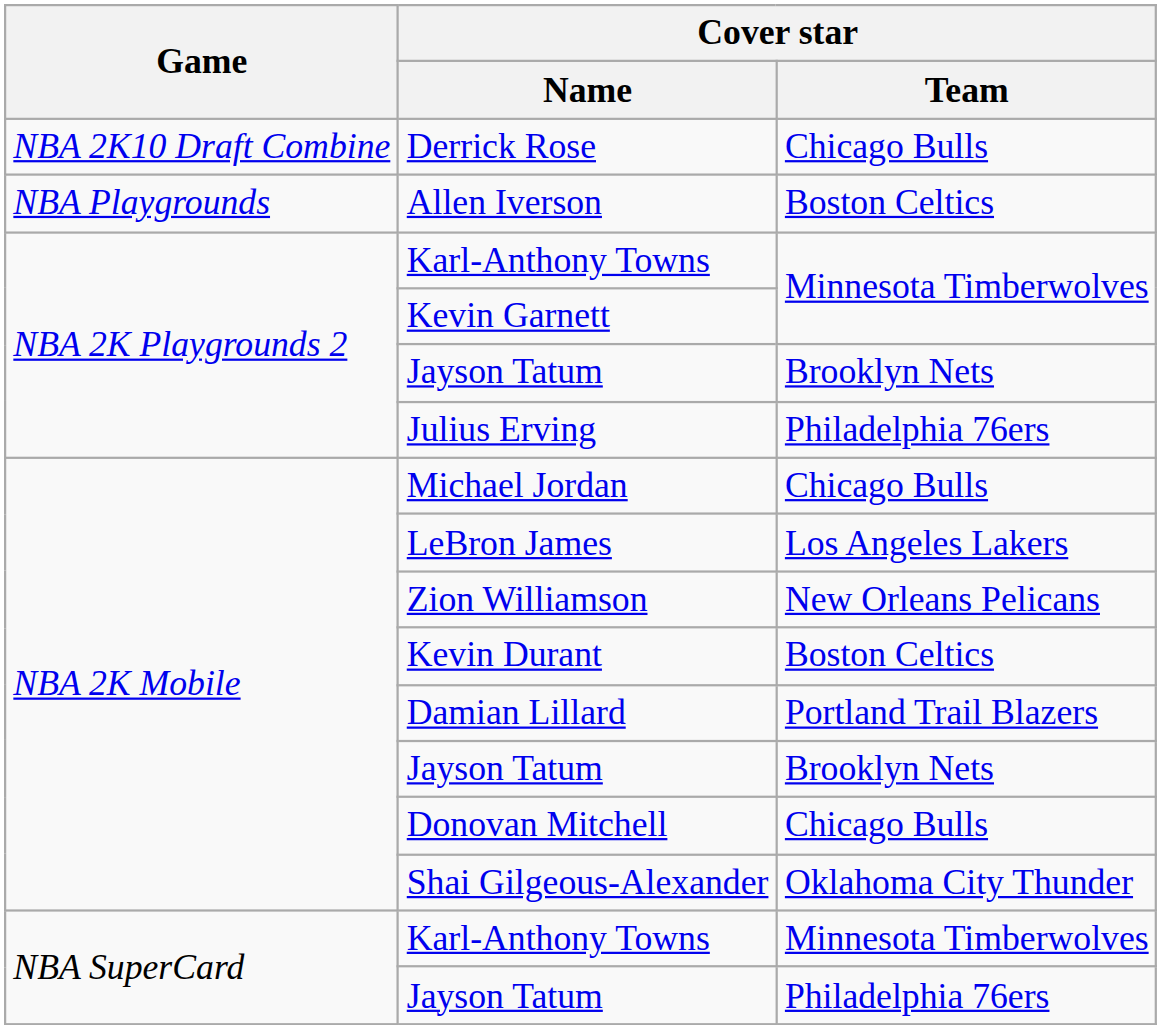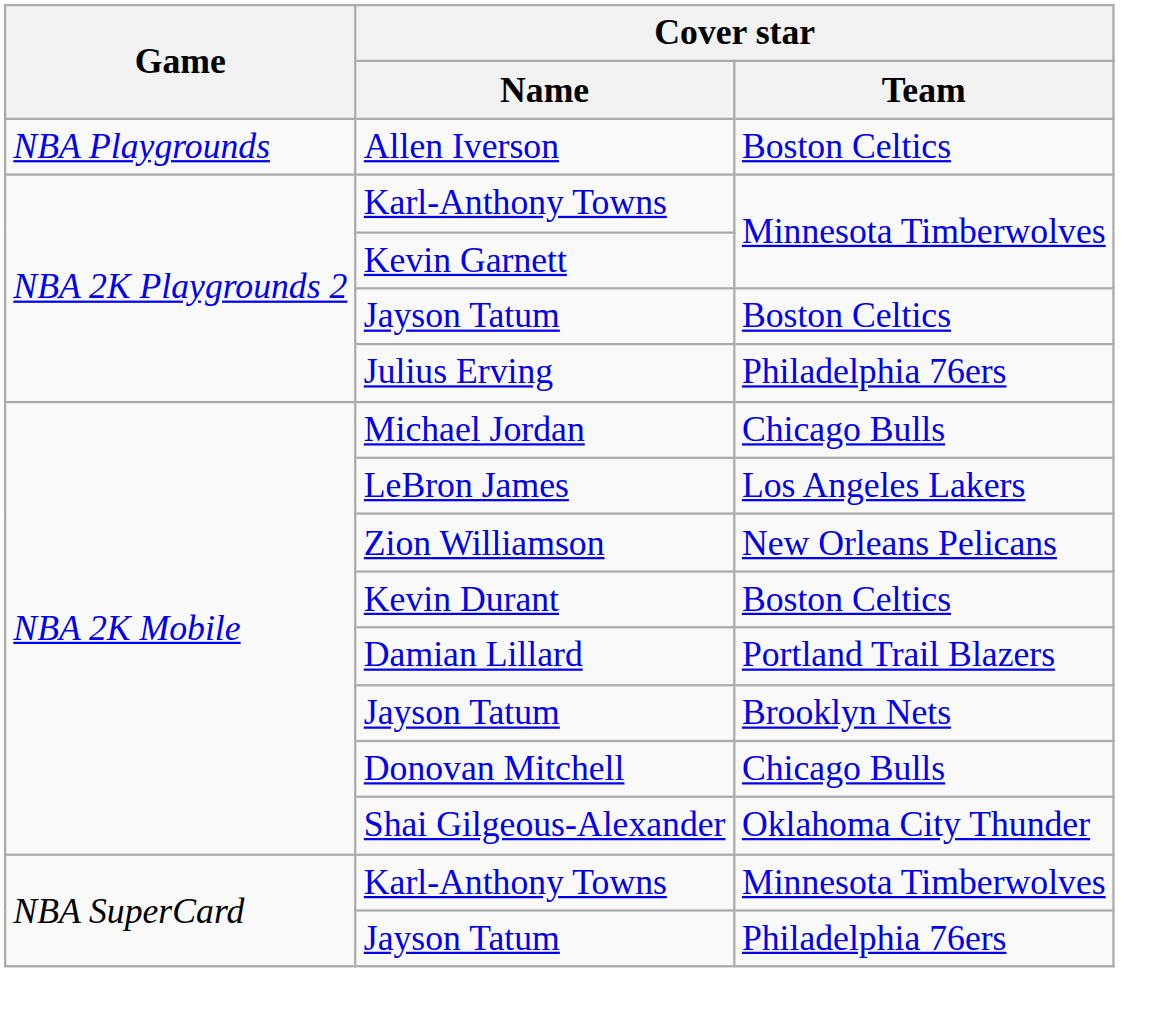- row: (202, 145)
(889, 372) Brooklyn Nets -> (846, 315) Boston Celtics
